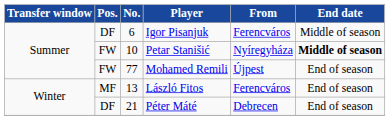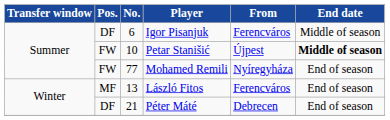(263, 50) Nyíregyháza -> (248, 50) Újpest
(248, 69) Újpest -> (263, 69) Nyíregyháza
